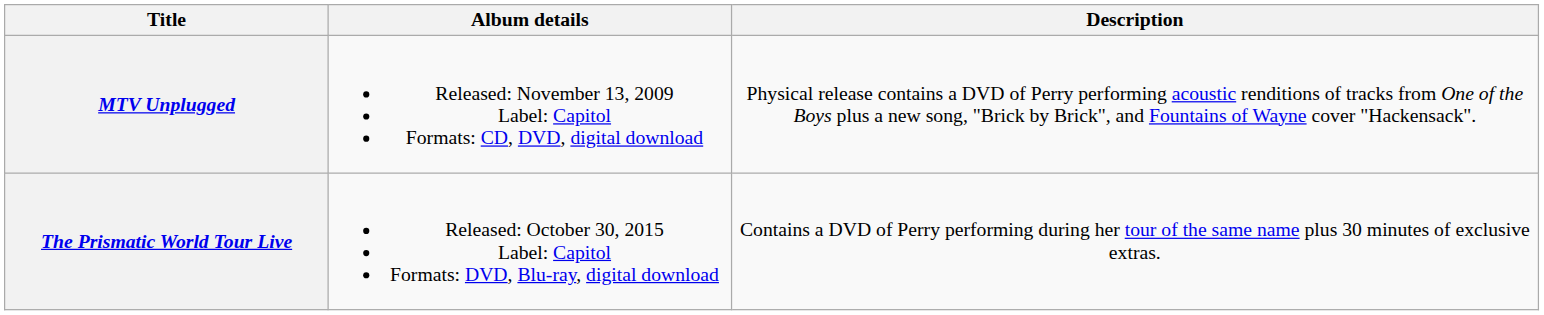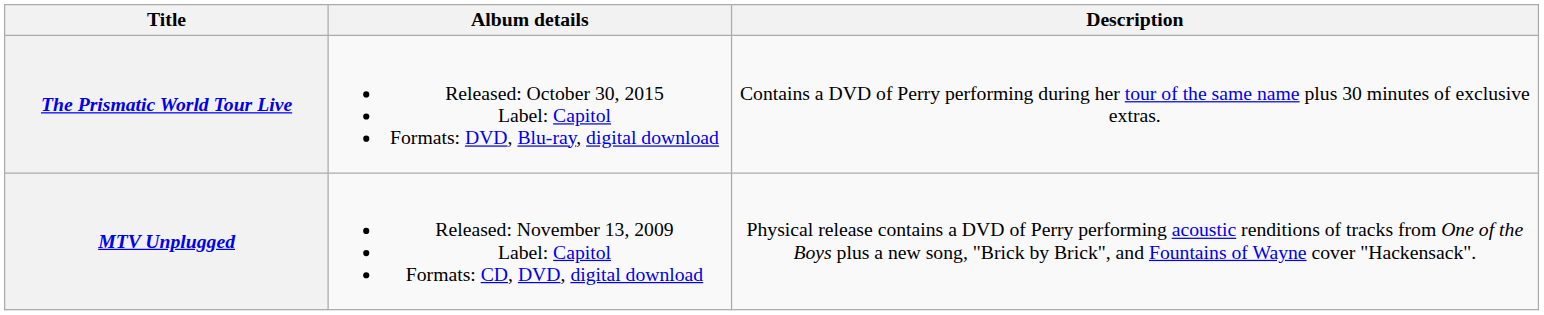rows swapped: (167, 104) <-> (167, 241)
